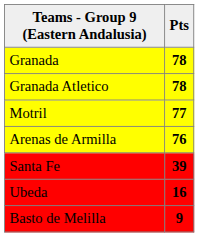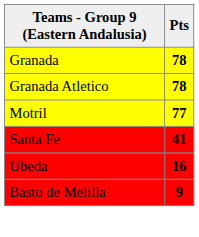- row: (63, 139)
(179, 166) 39 -> (179, 139) 41
